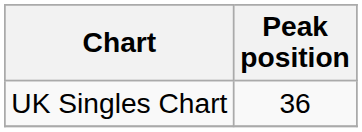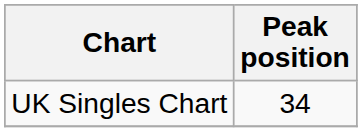(295, 103) 36 -> (295, 103) 34
